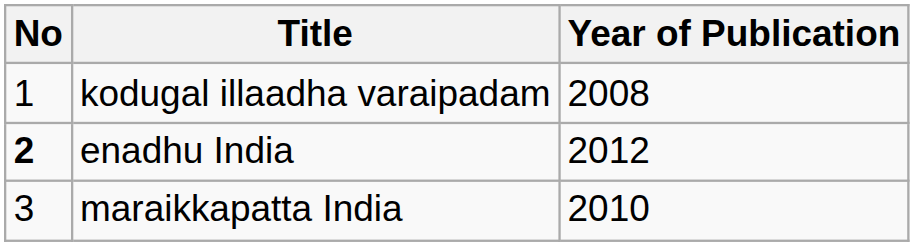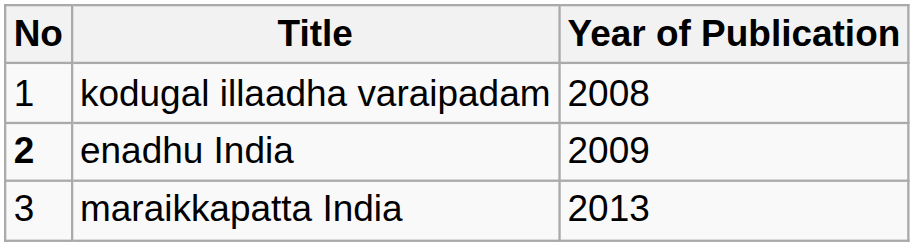(609, 151) 2012 -> (609, 151) 2009
(609, 209) 2010 -> (609, 209) 2013
